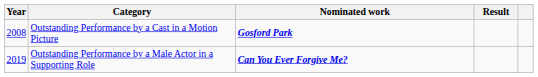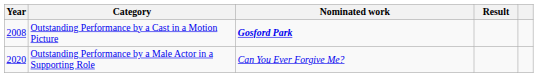(16, 59) 2019 -> (16, 59) 2020
(293, 59) bold -> (291, 59) normal
